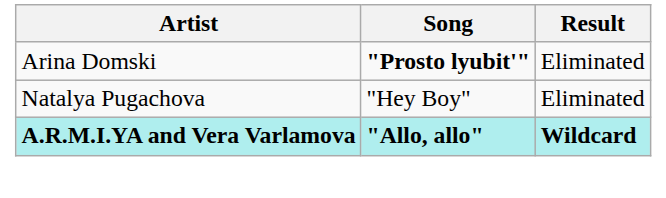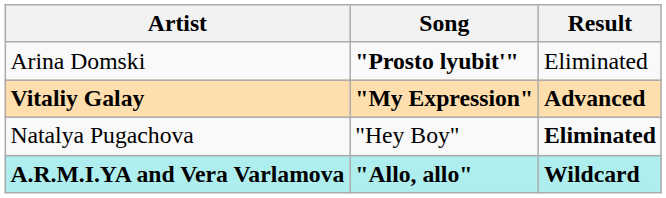+ row: (77, 98)
(593, 98) normal -> (600, 135) bold
